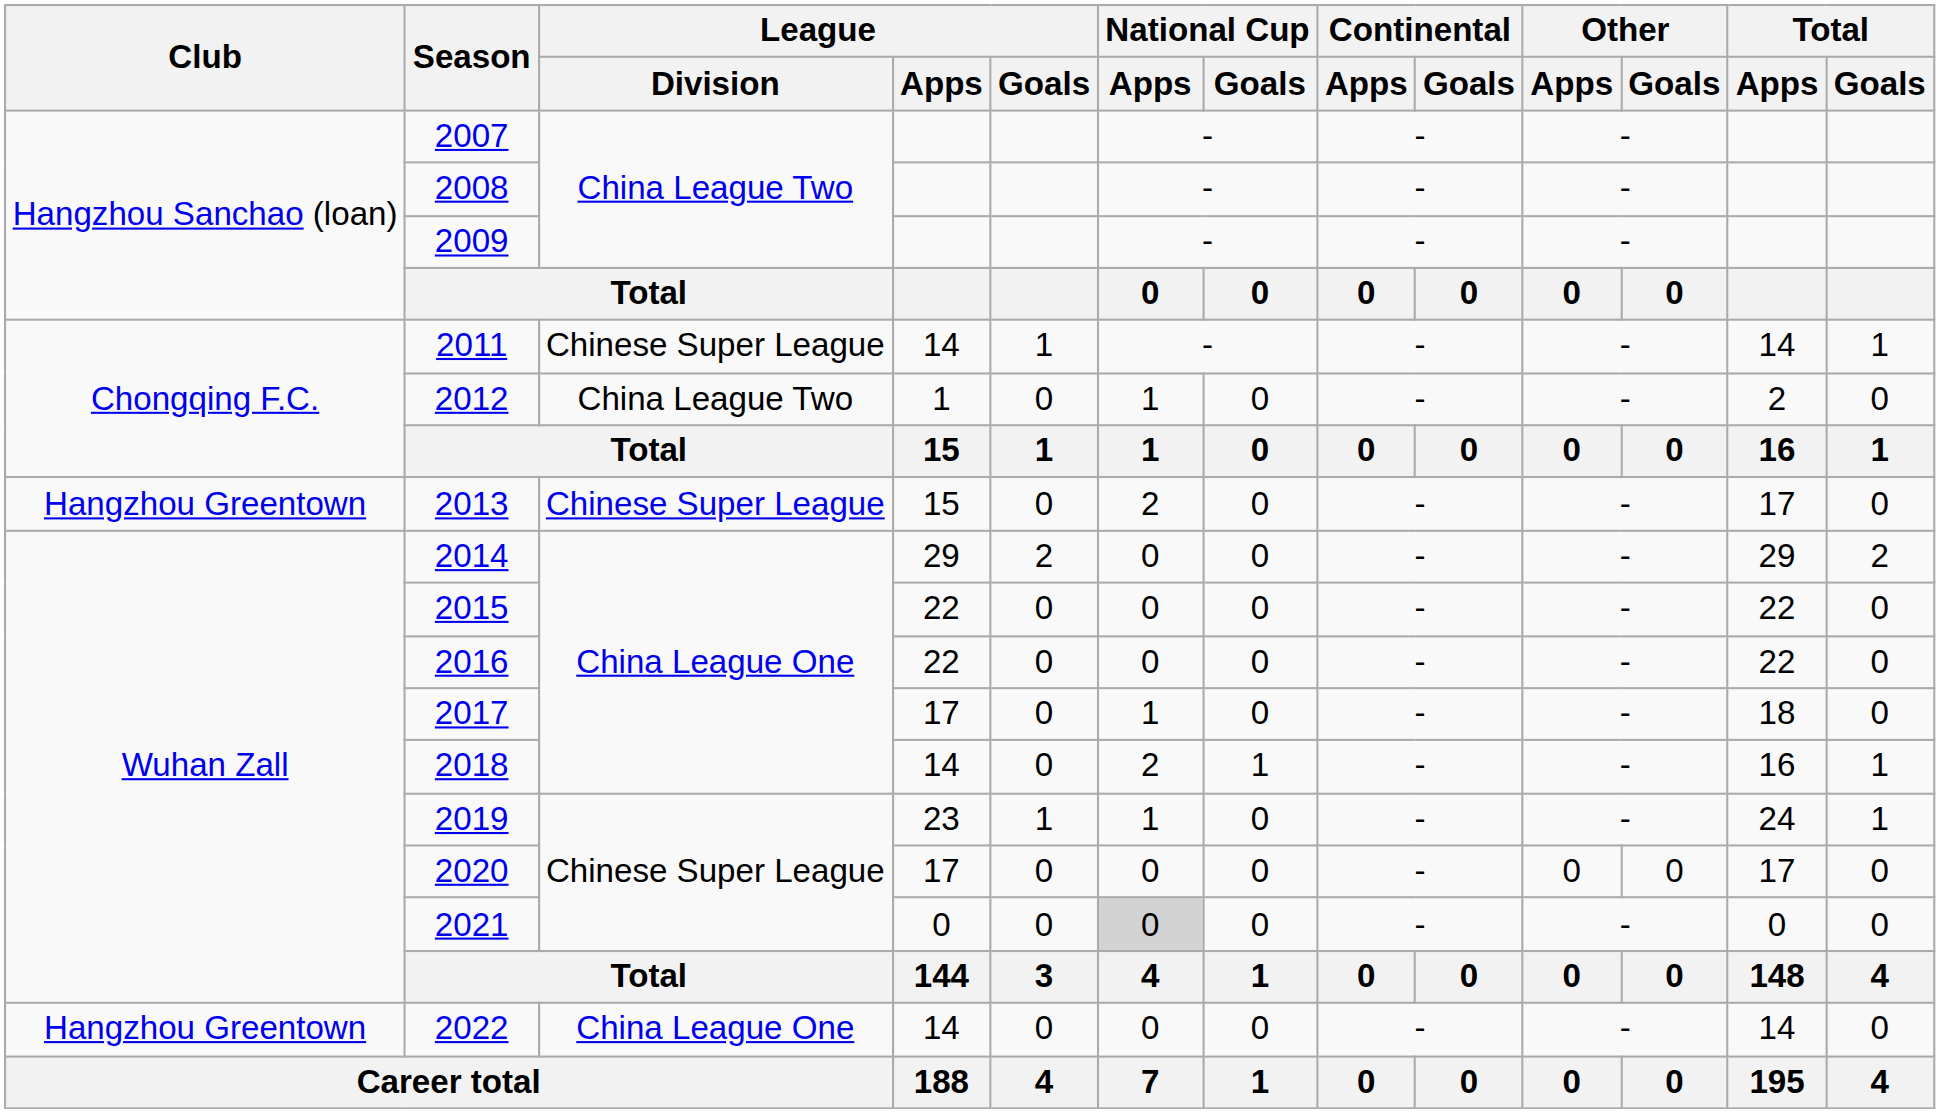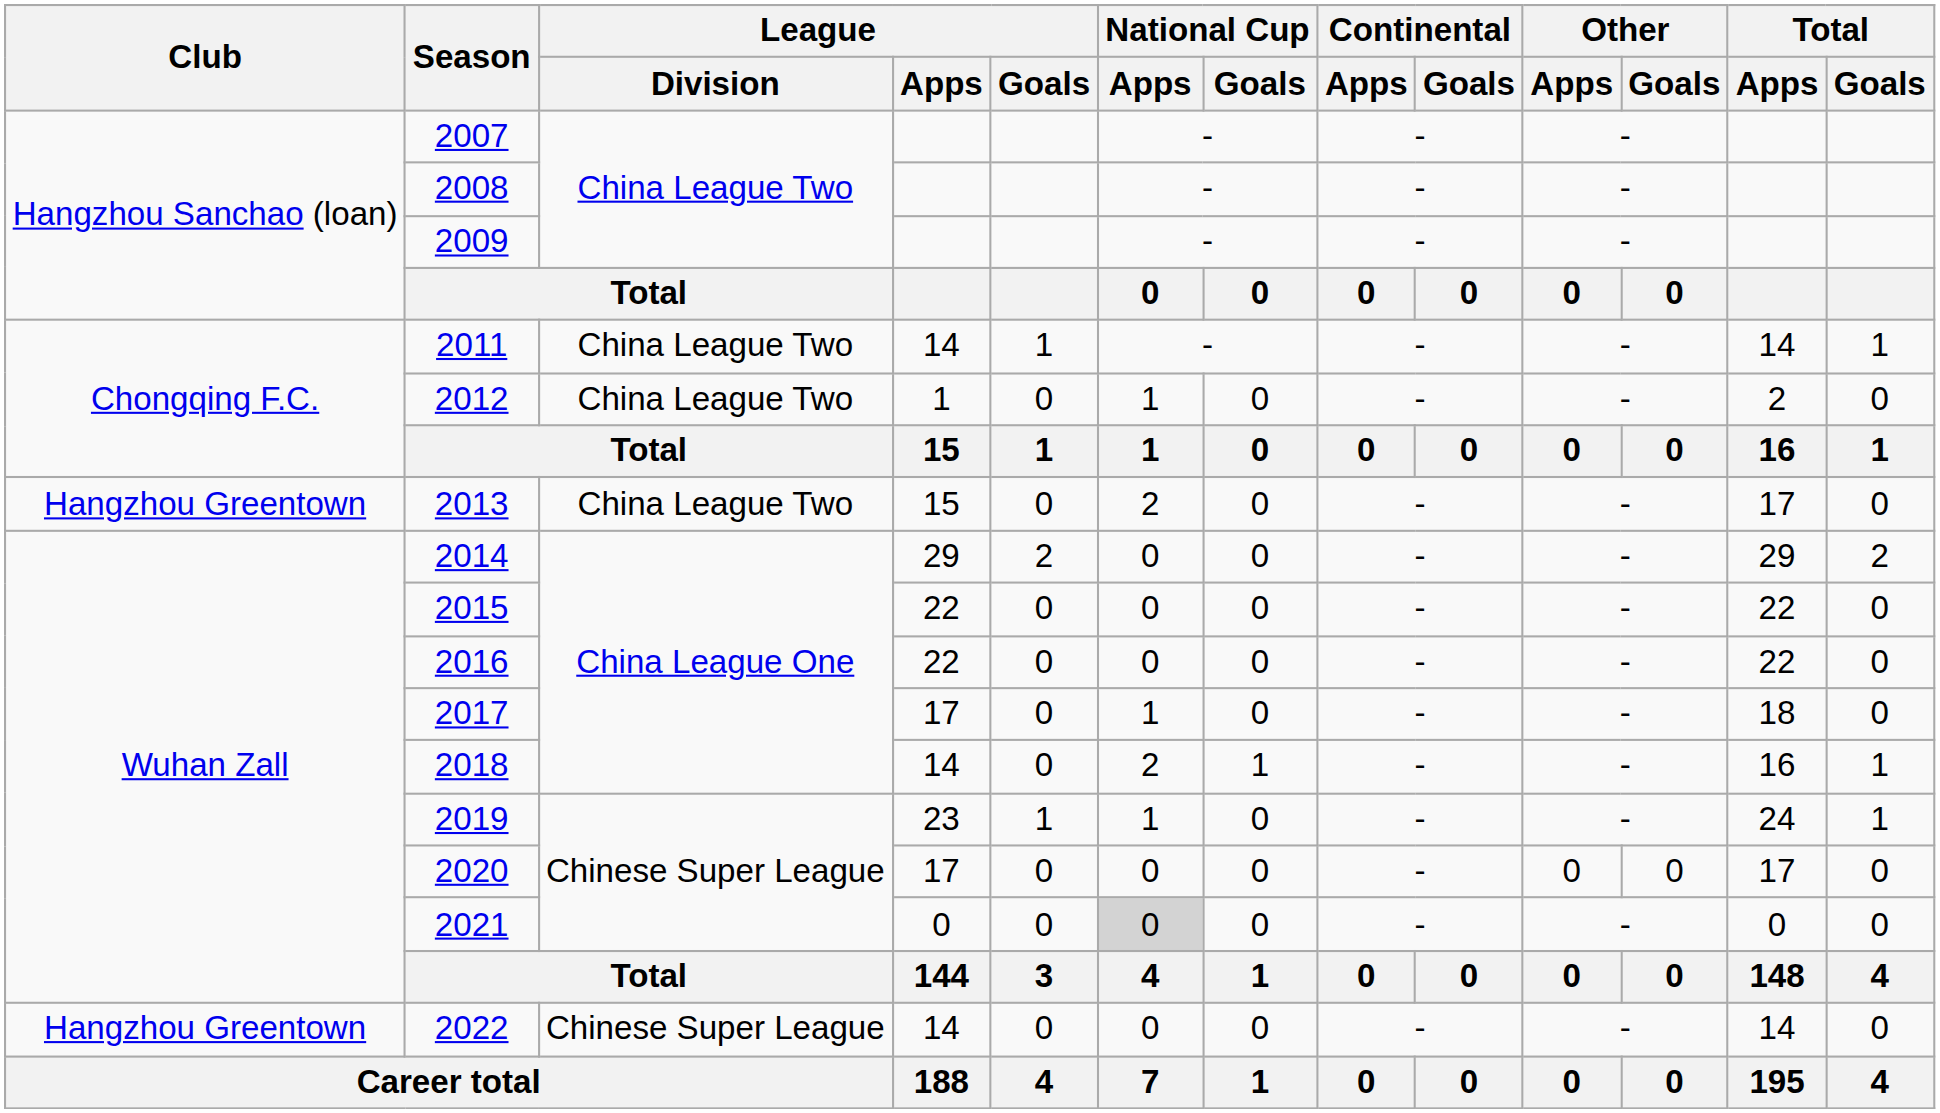(715, 345) Chinese Super League -> (715, 345) China League Two
(715, 503) Chinese Super League -> (715, 503) China League Two
(715, 1028) China League One -> (715, 1028) Chinese Super League
